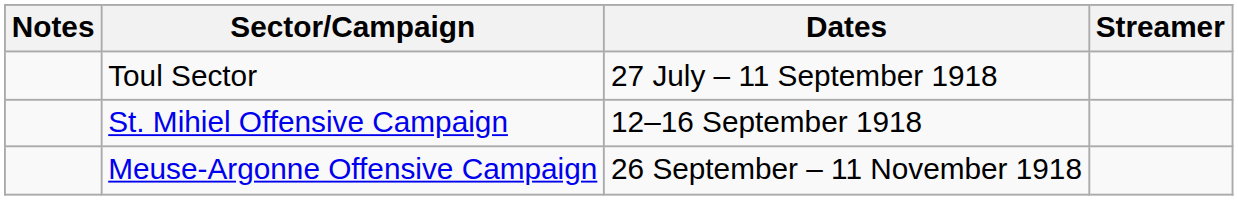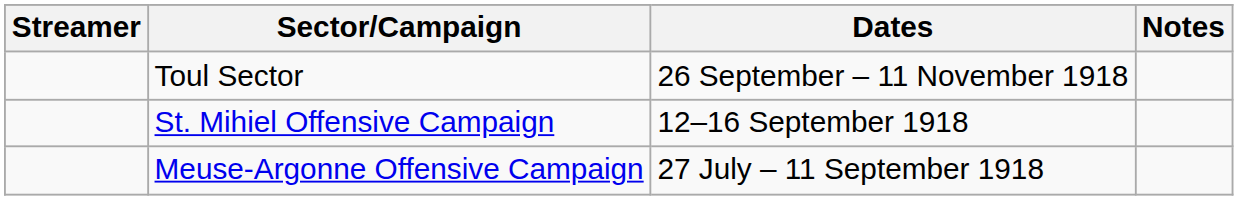columns swapped: (1160, 28) <-> (53, 28)
(804, 75) 27 July – 11 September 1918 -> (893, 75) 26 September – 11 November 1918
(847, 169) 26 September – 11 November 1918 -> (851, 169) 27 July – 11 September 1918
